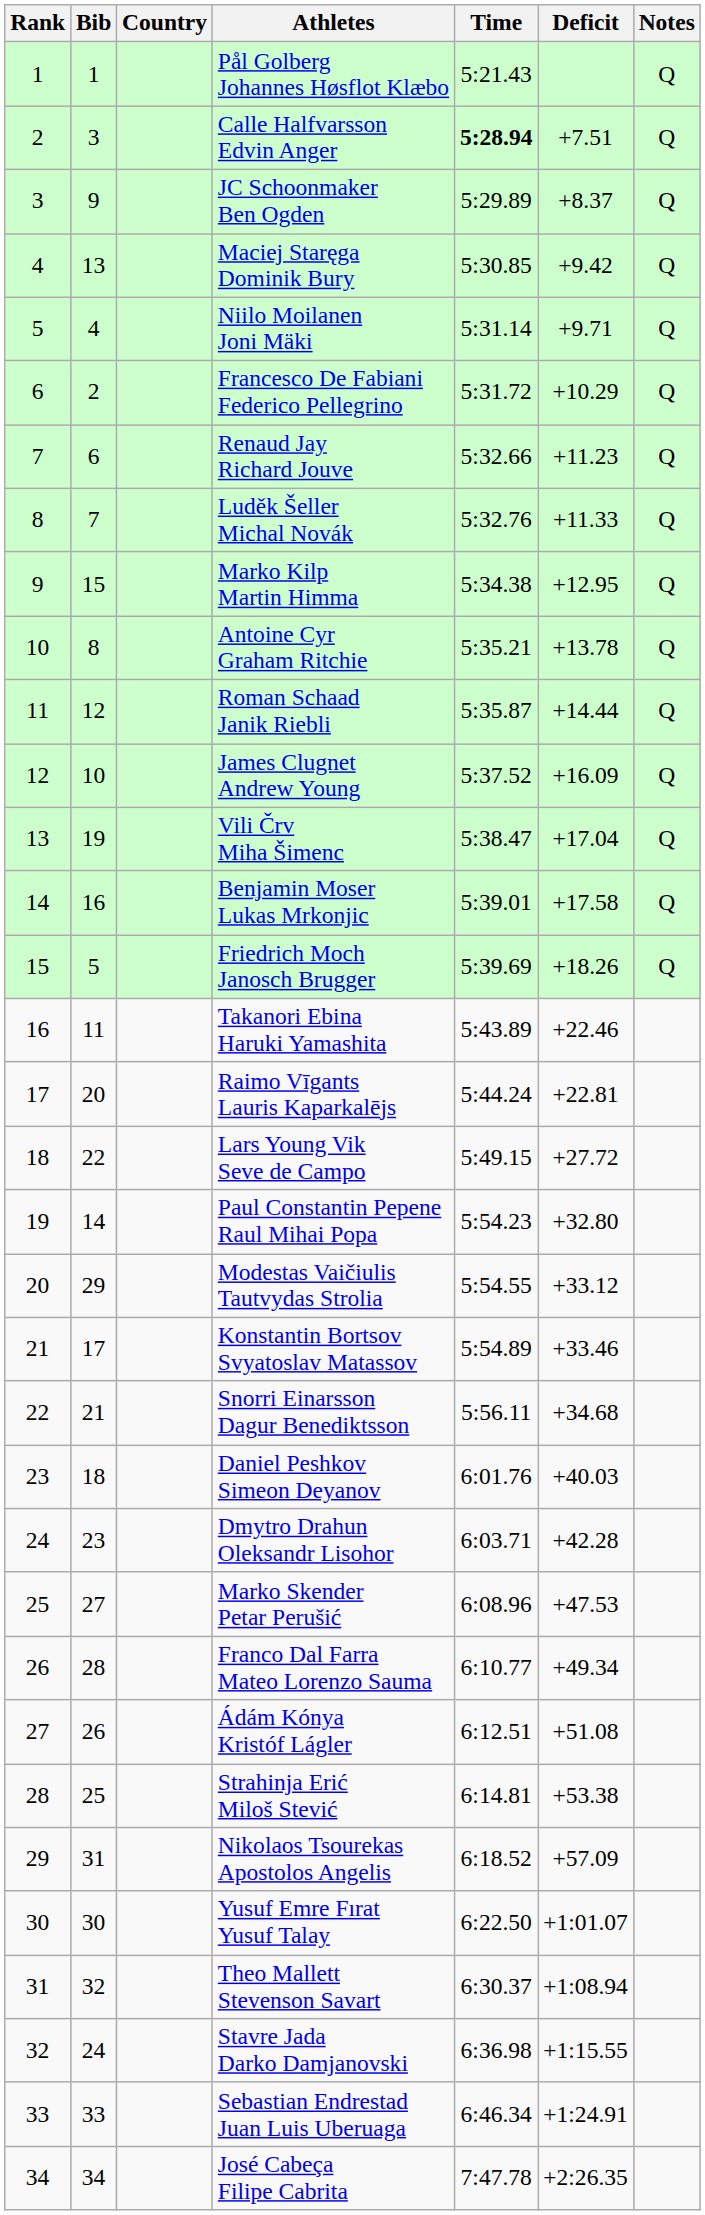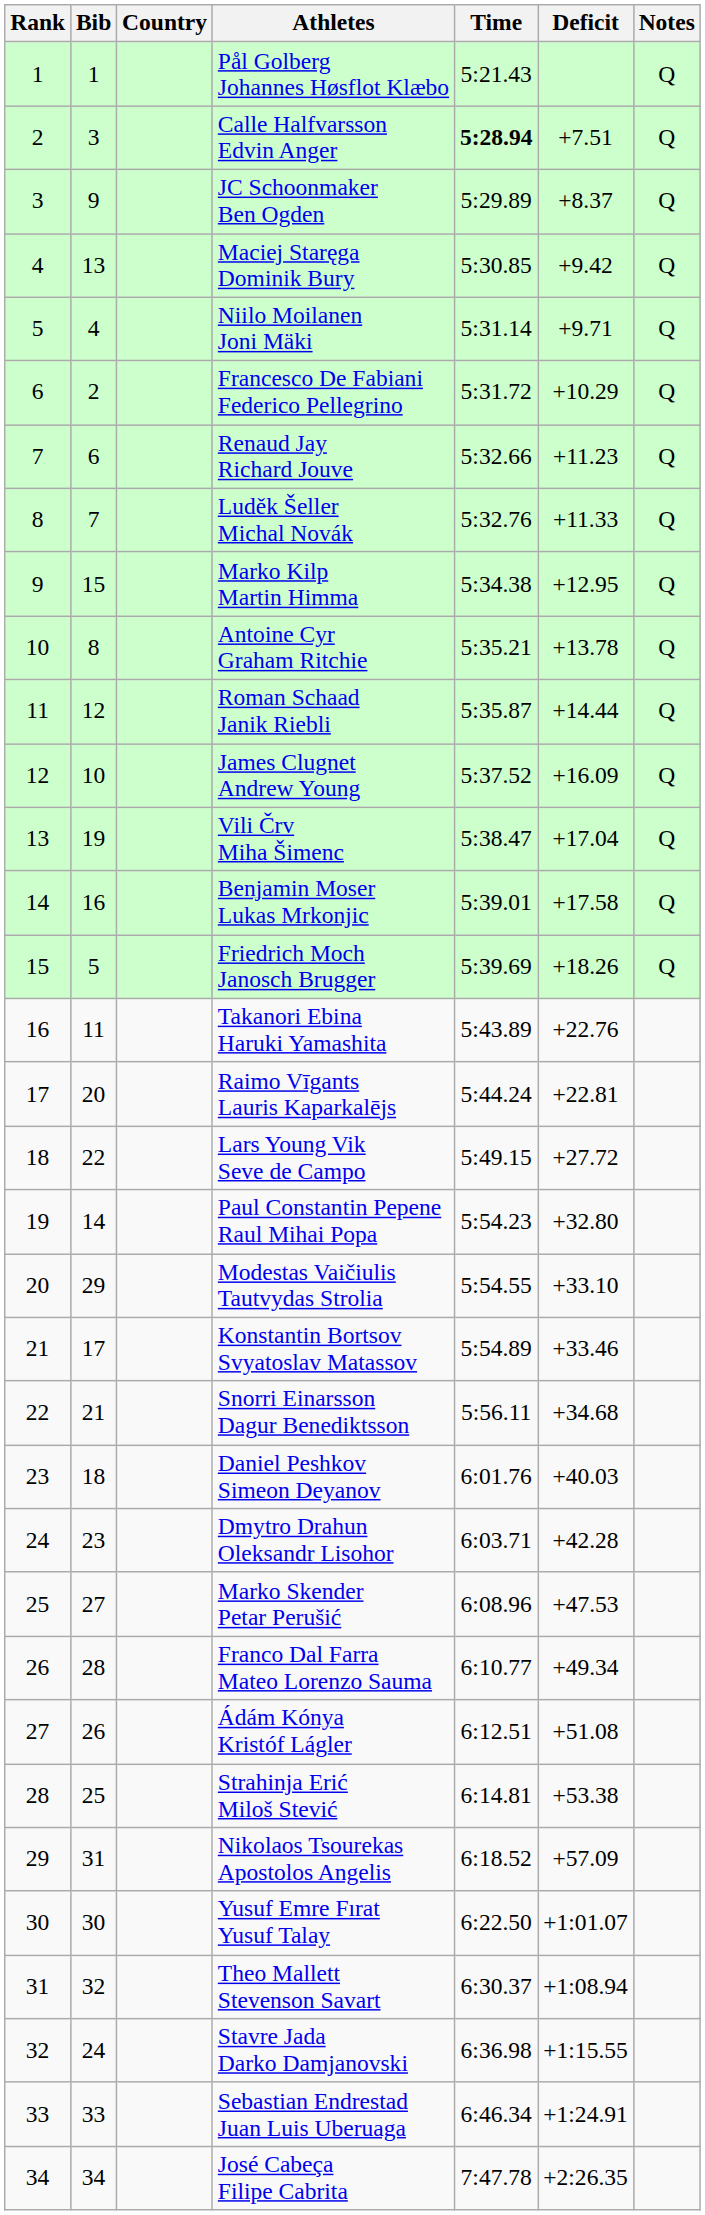(586, 1030) +22.46 -> (586, 1030) +22.76
(586, 1285) +33.12 -> (586, 1285) +33.10
